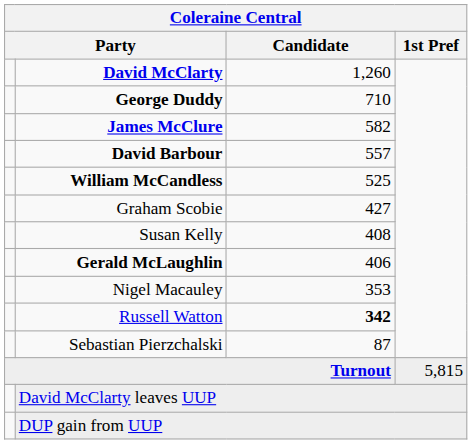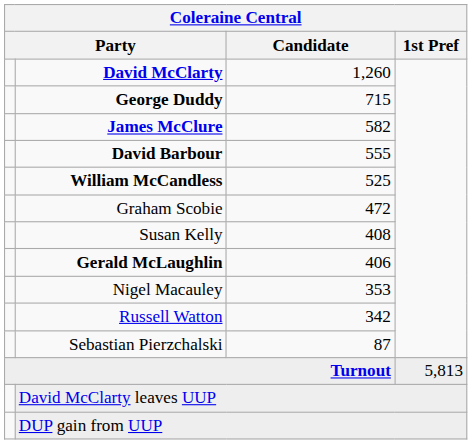(378, 99) 710 -> (378, 99) 715
(378, 153) 557 -> (378, 153) 555
(378, 208) 427 -> (378, 208) 472
(378, 316) bold -> (378, 316) normal
(444, 371) 5,815 -> (444, 371) 5,813
